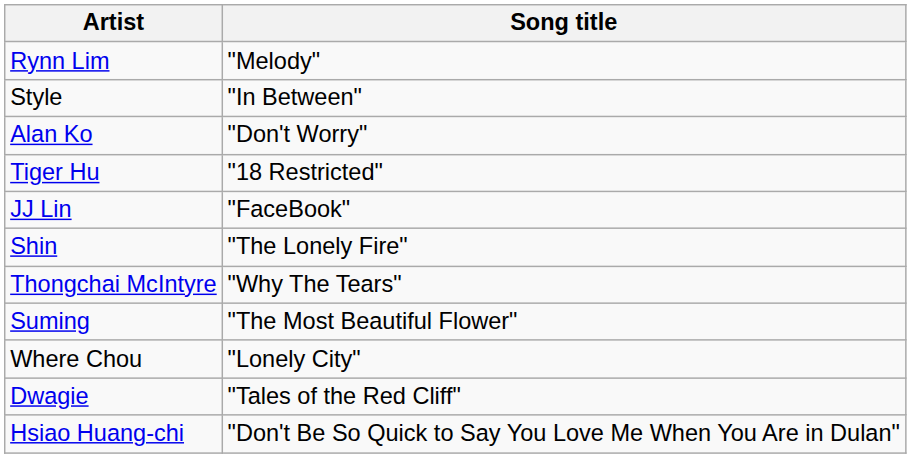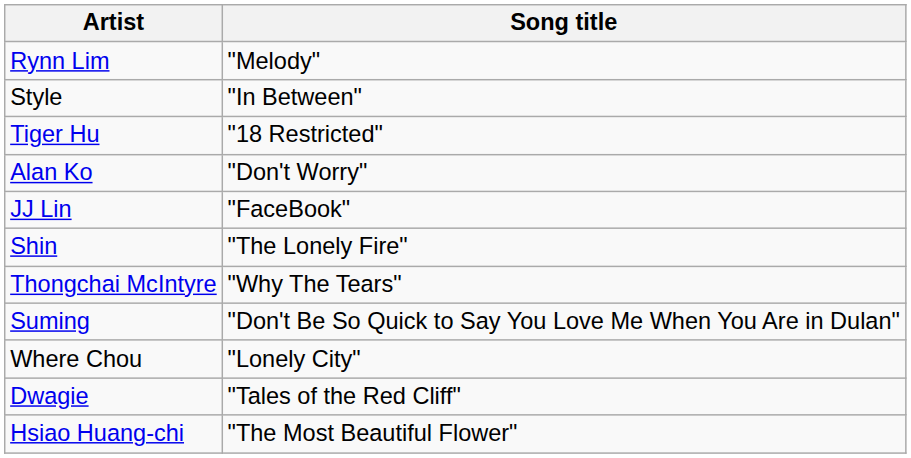rows swapped: (55, 172) <-> (51, 135)
(373, 321) "The Most Beautiful Flower" -> (564, 321) "Don't Be So Quick to Say You Love Me When You Are in Dulan"
(564, 433) "Don't Be So Quick to Say You Love Me When You Are in Dulan" -> (373, 433) "The Most Beautiful Flower"
